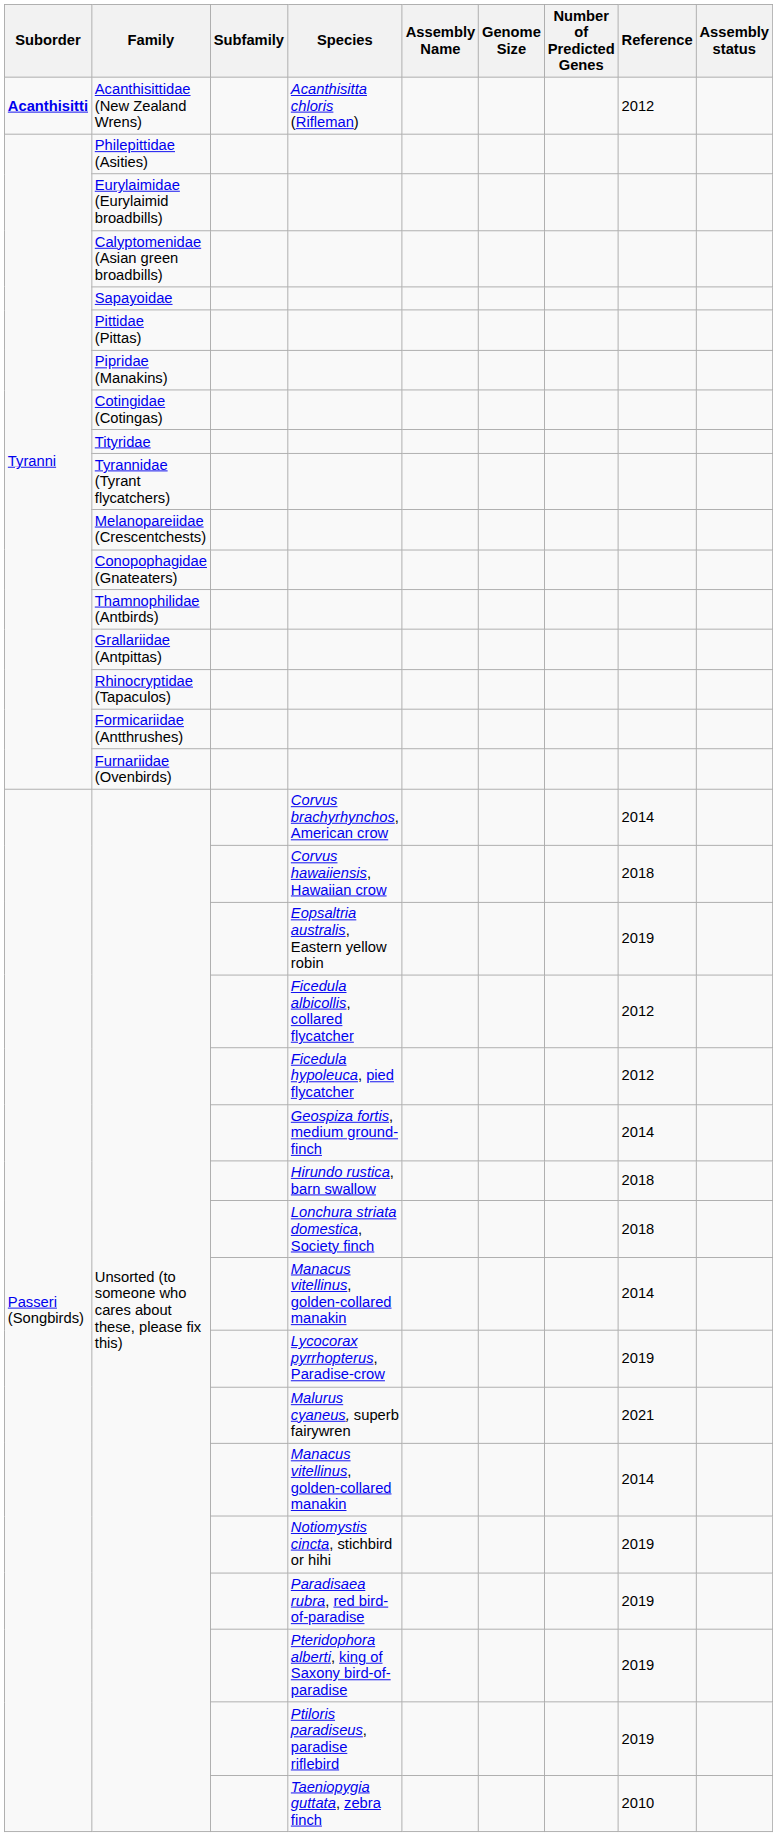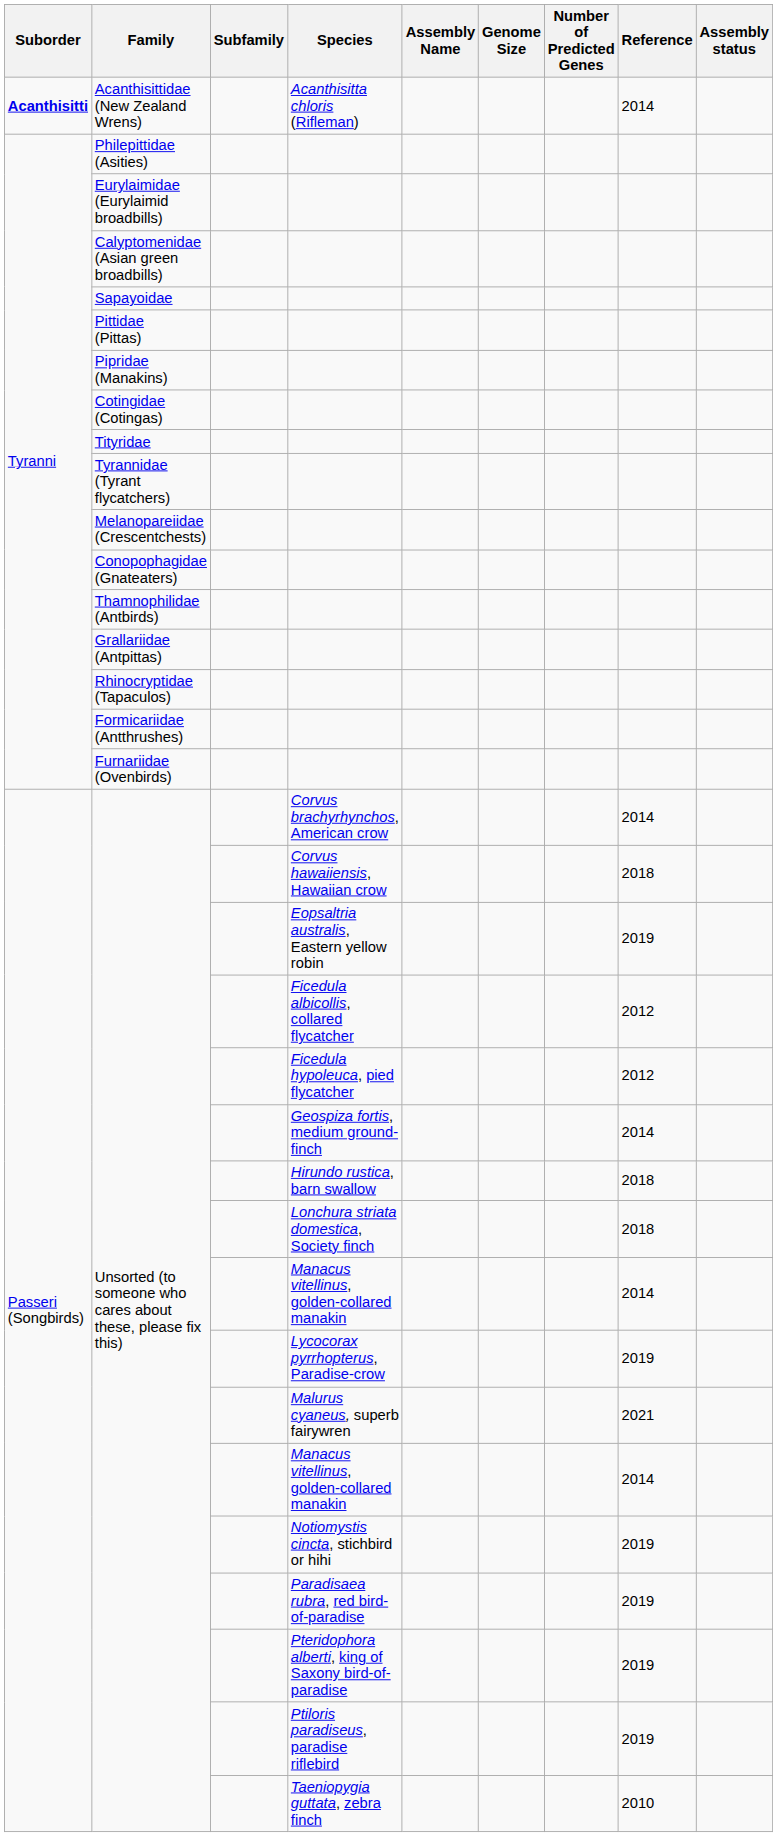(638, 105) 2012 -> (638, 105) 2014
